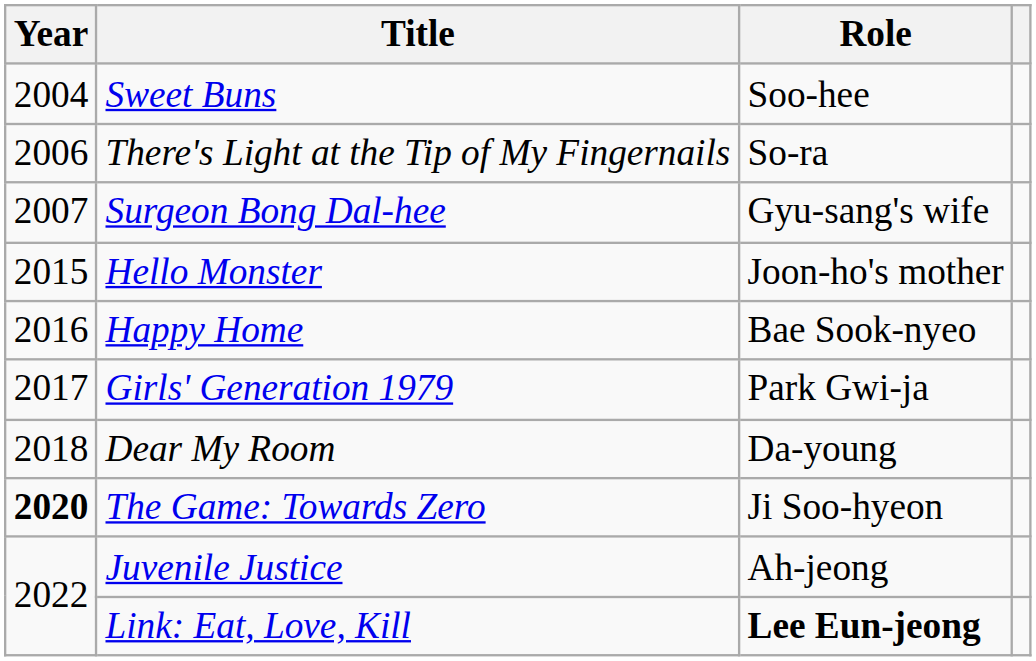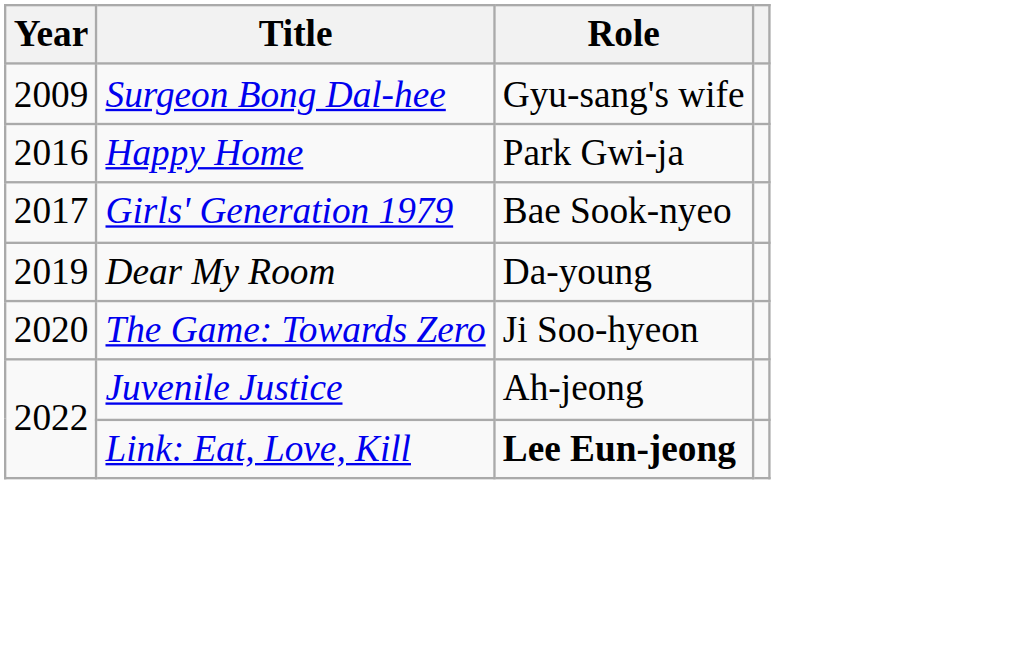- row: (191, 93)
- row: (418, 152)
(51, 211) 2007 -> (51, 93) 2009
- row: (214, 270)
(862, 329) Bae Sook-nyeo -> (593, 152) Park Gwi-ja
(838, 388) Park Gwi-ja -> (617, 211) Bae Sook-nyeo
(51, 447) 2018 -> (51, 270) 2019
(51, 507) bold -> (51, 329) normal
